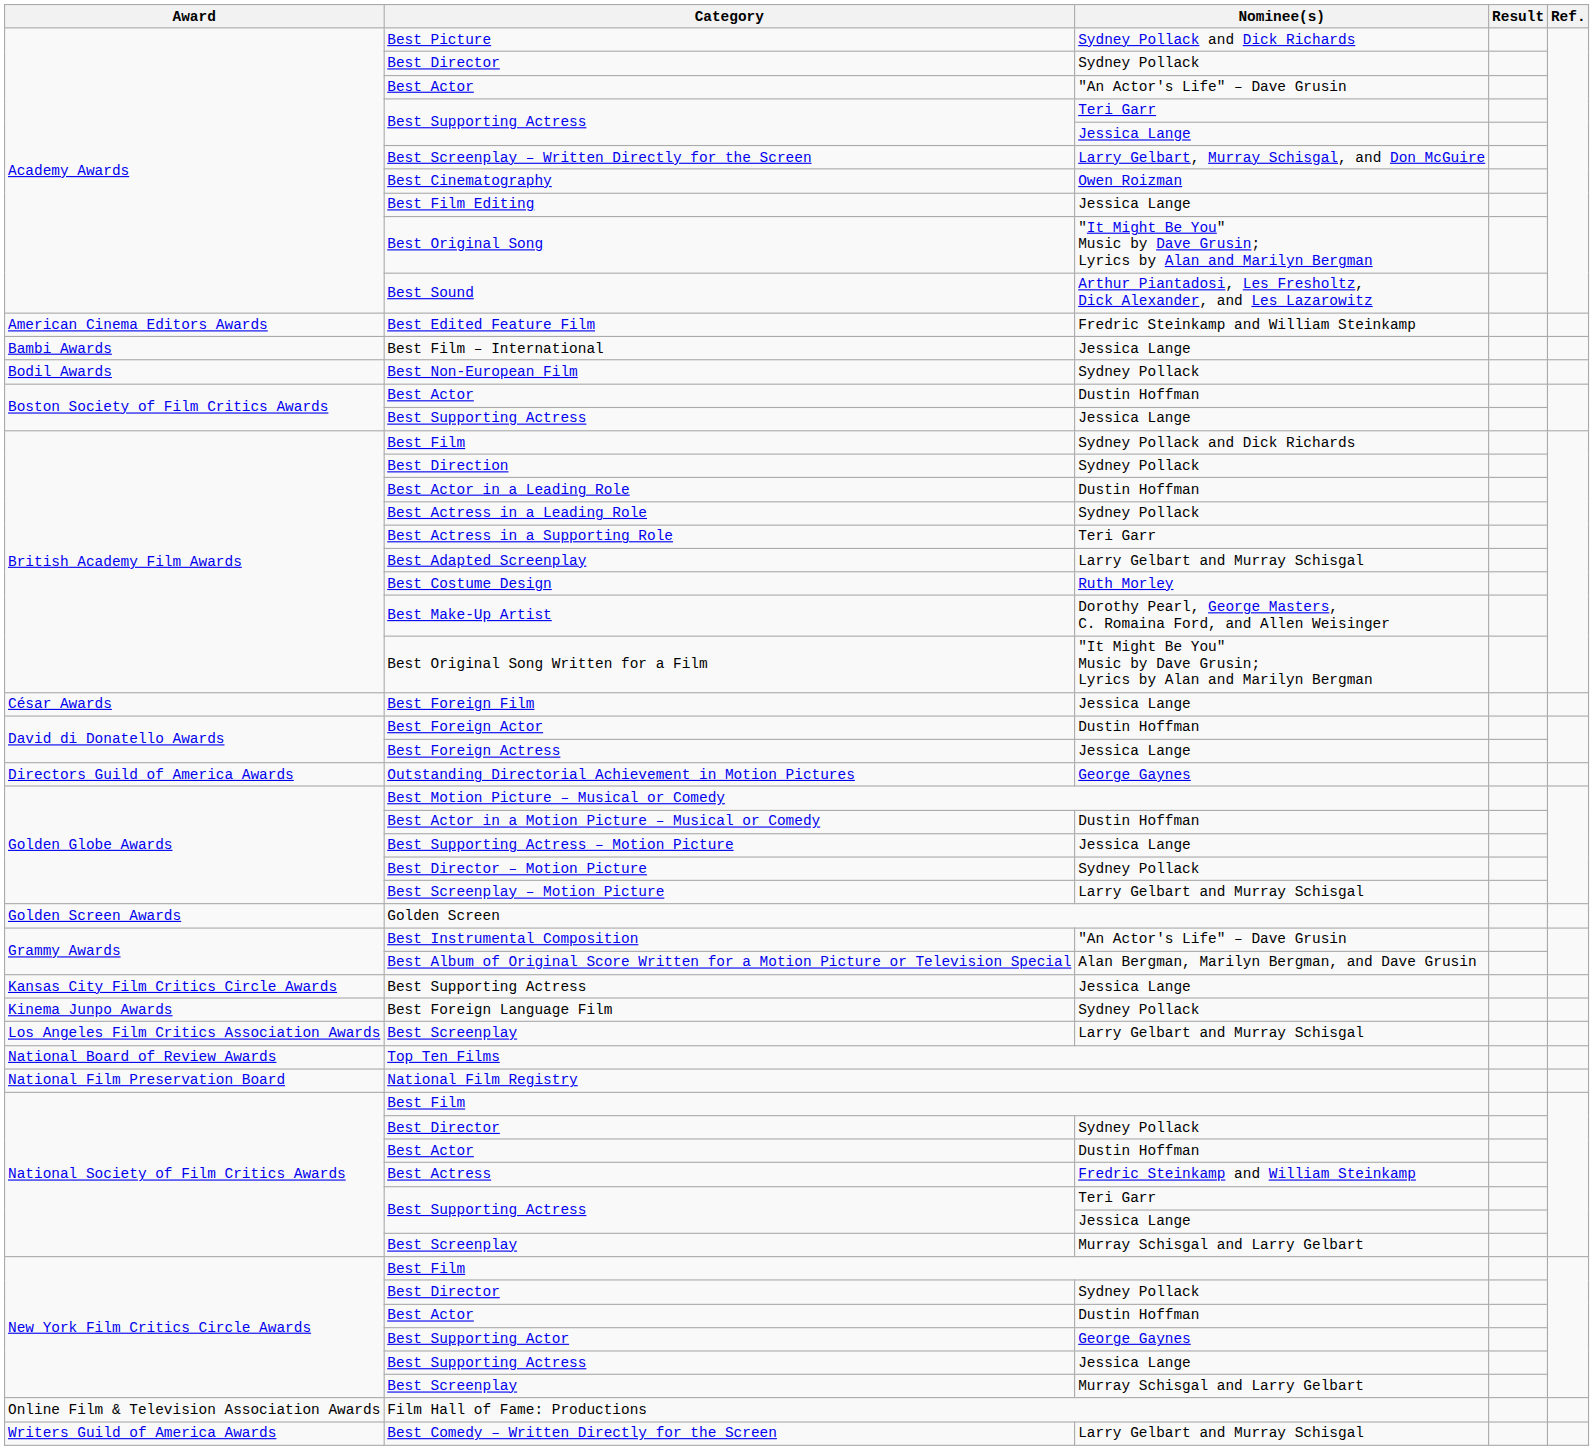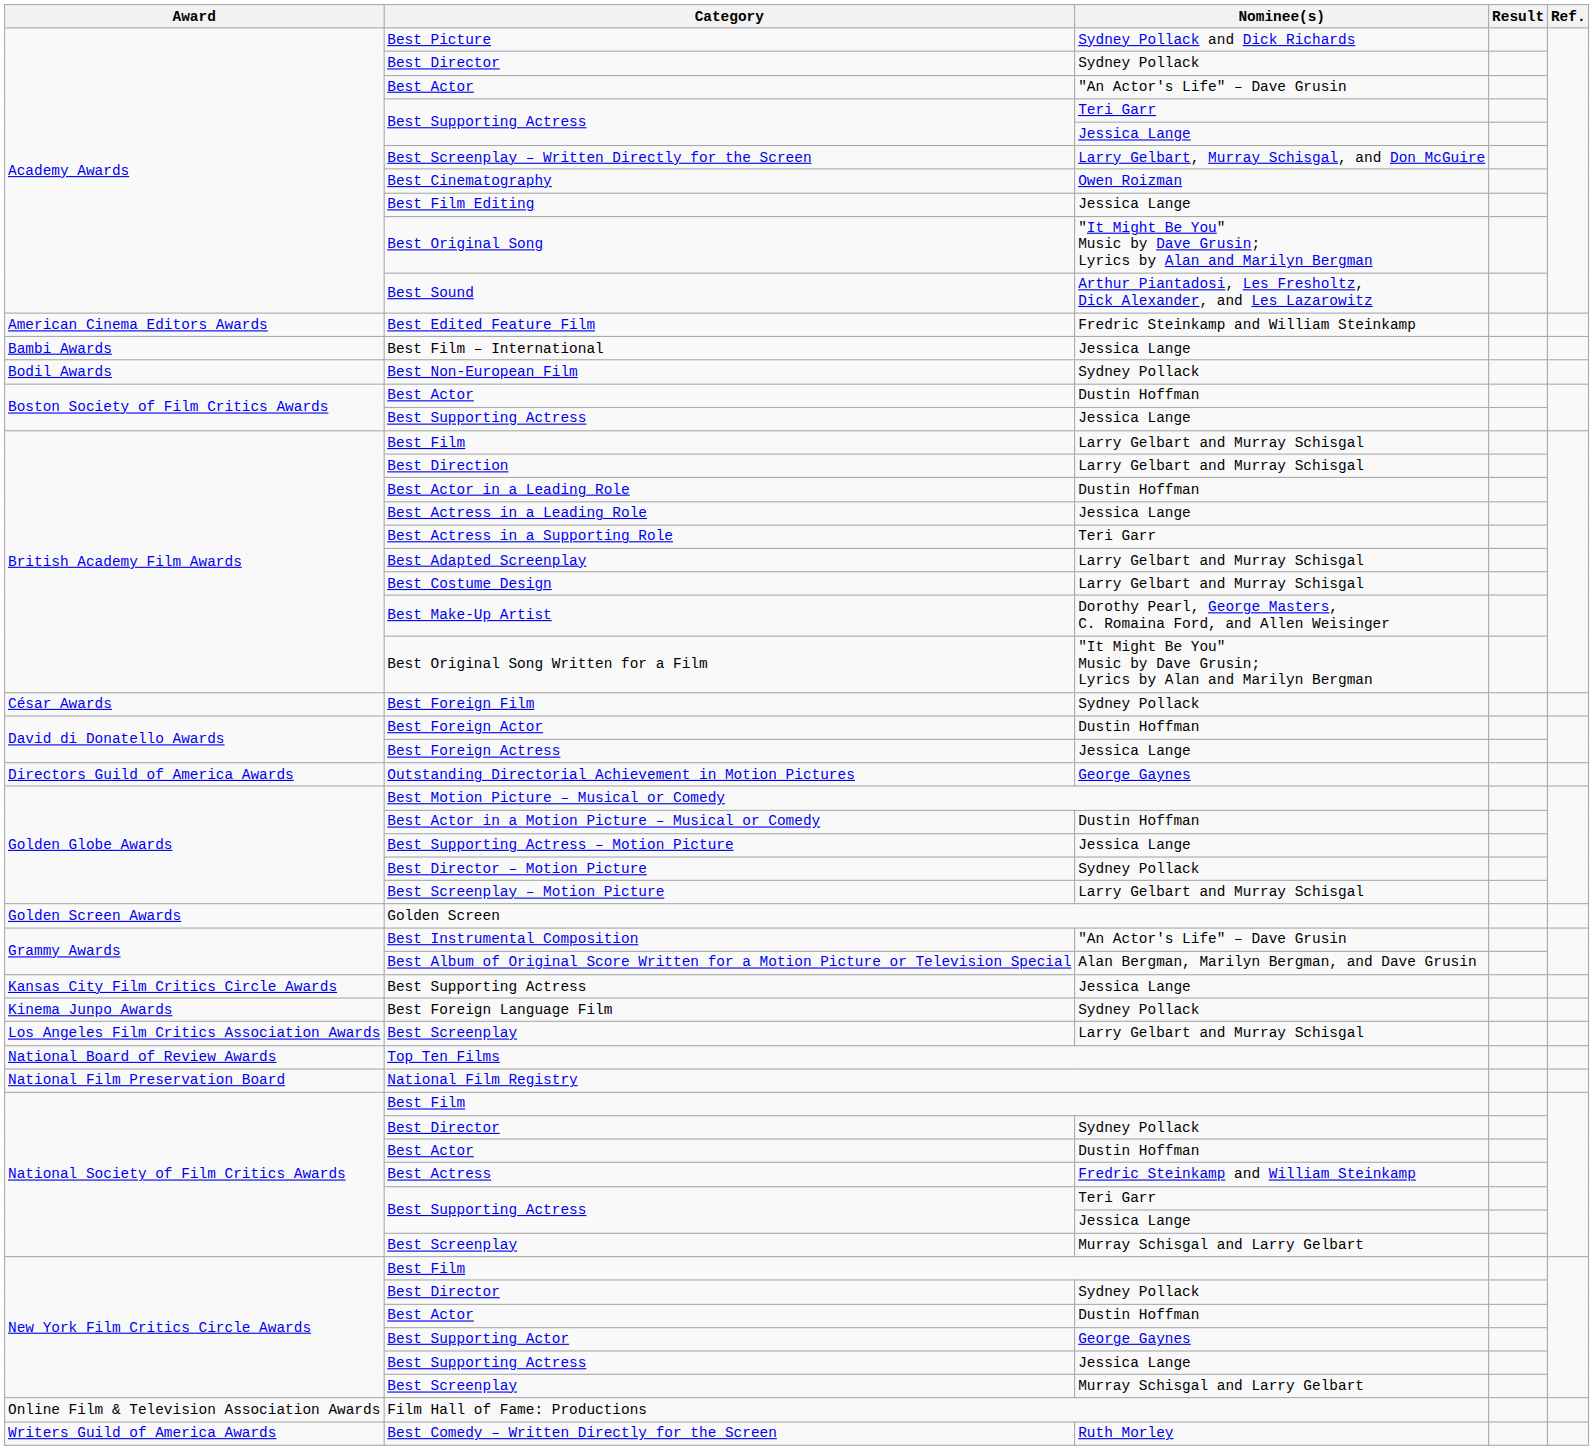(1217, 443) Sydney Pollack and Dick Richards -> (1221, 443) Larry Gelbart and Murray Schisgal
(1139, 466) Sydney Pollack -> (1221, 466) Larry Gelbart and Murray Schisgal
(1139, 513) Sydney Pollack -> (1134, 513) Jessica Lange
(1126, 584) Ruth Morley -> (1221, 584) Larry Gelbart and Murray Schisgal
(1134, 704) Jessica Lange -> (1139, 704) Sydney Pollack
(1221, 1433) Larry Gelbart and Murray Schisgal -> (1126, 1433) Ruth Morley
